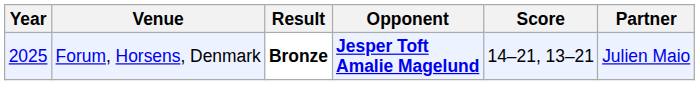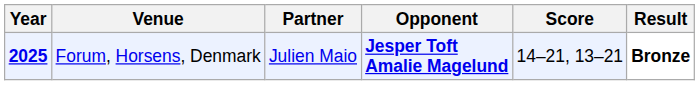columns swapped: (646, 19) <-> (298, 19)
(28, 56) normal -> (28, 56) bold
